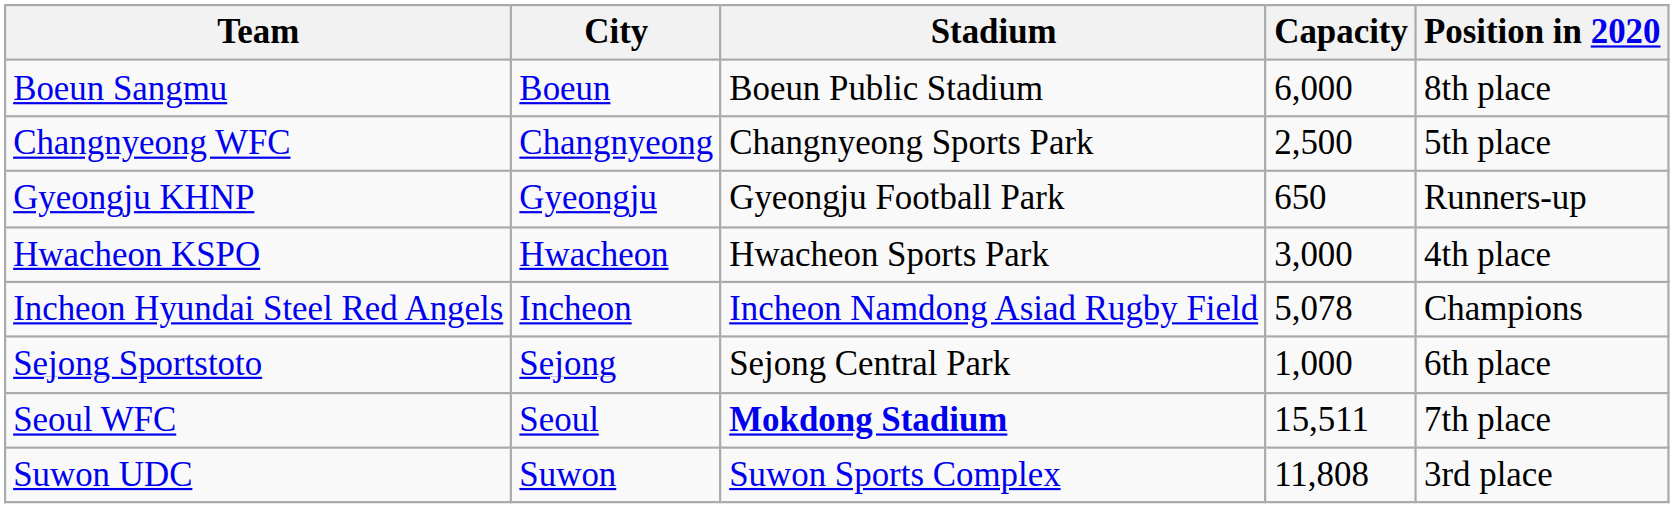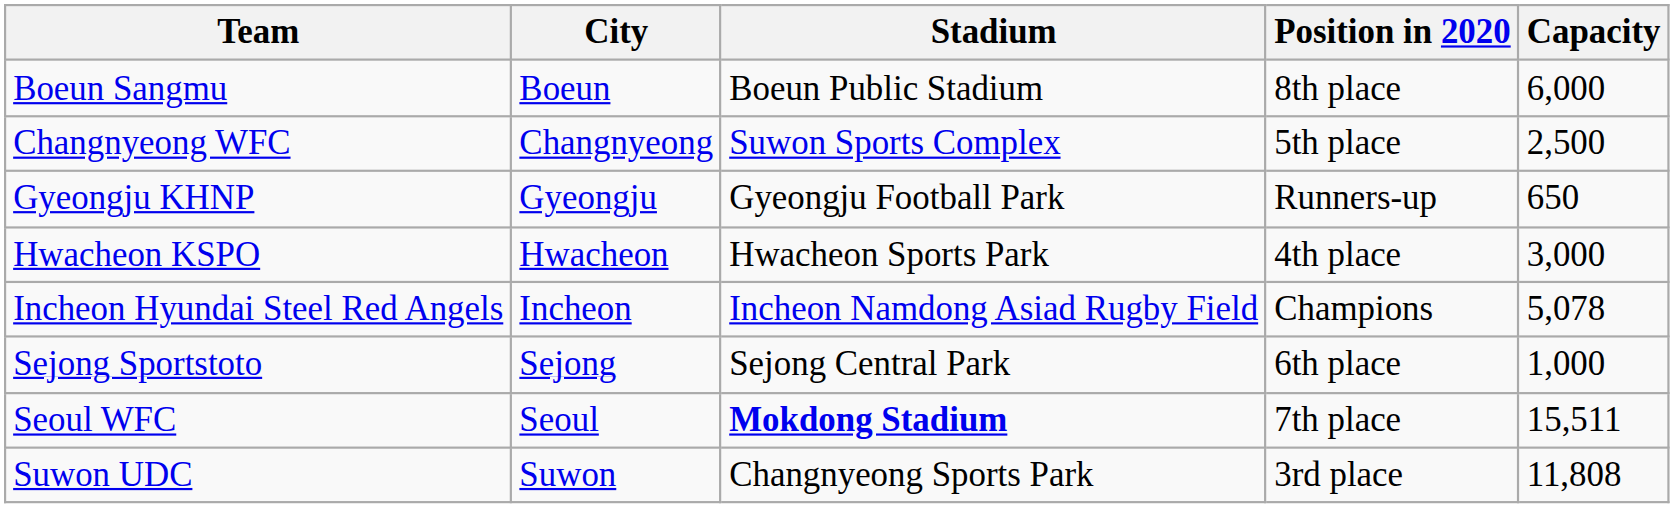columns swapped: (1341, 32) <-> (1542, 32)
(911, 142) Changnyeong Sports Park -> (895, 142) Suwon Sports Complex
(895, 474) Suwon Sports Complex -> (911, 474) Changnyeong Sports Park
